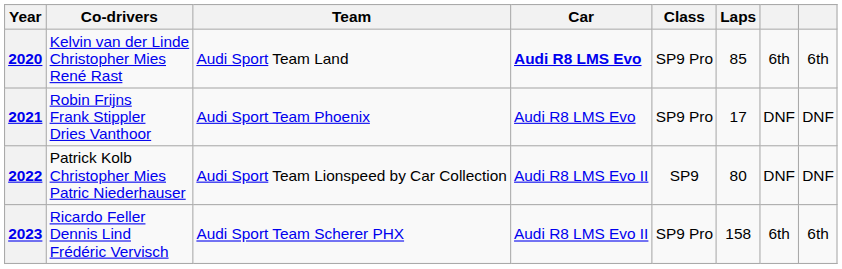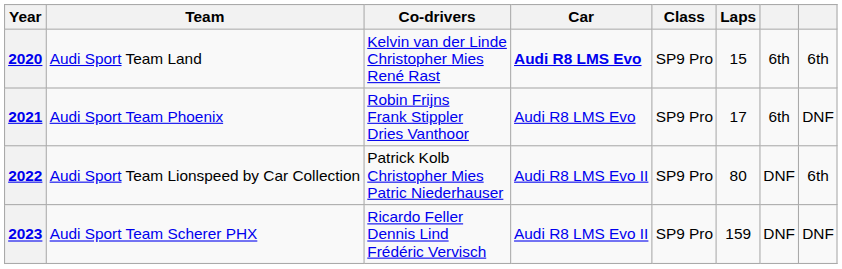columns swapped: (352, 17) <-> (119, 17)
(738, 59) 85 -> (738, 59) 15
(779, 117) DNF -> (779, 117) 6th
(684, 176) SP9 -> (684, 176) SP9 Pro
(818, 176) DNF -> (818, 176) 6th
(738, 234) 158 -> (738, 234) 159
(779, 234) 6th -> (779, 234) DNF
(818, 234) 6th -> (818, 234) DNF
